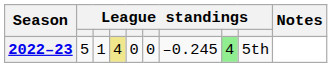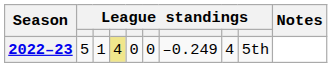(190, 49) –0.245 -> (190, 49) –0.249
(230, 49) lightgreen background -> (230, 49) no background
